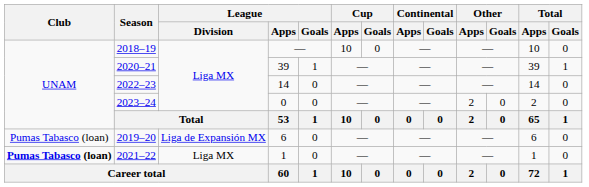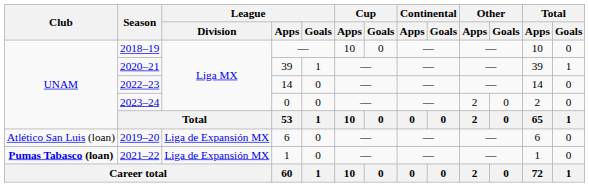(59, 137) Pumas Tabasco (loan) -> (61, 137) Atlético San Luis (loan)
(213, 155) Liga MX -> (217, 155) Liga de Expansión MX
